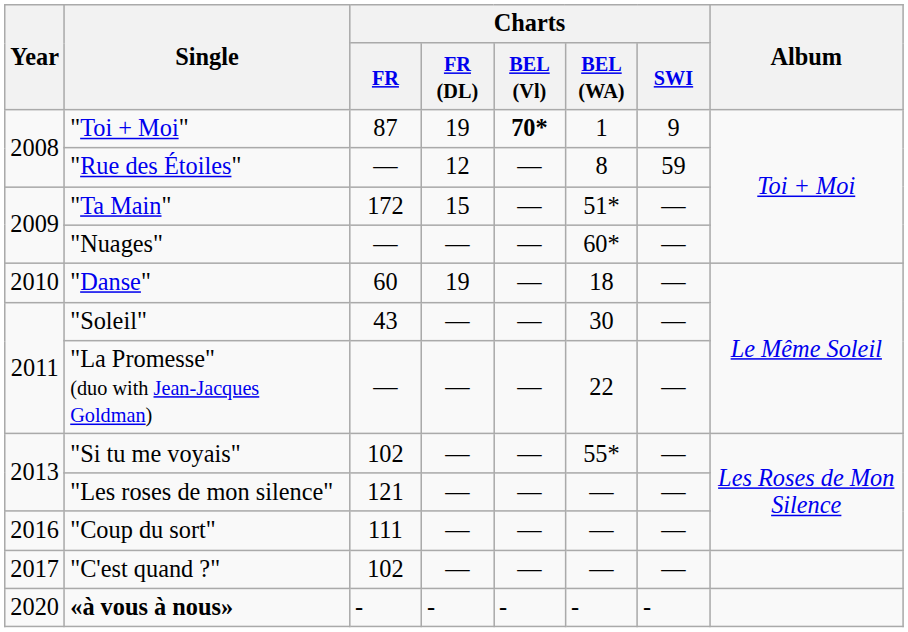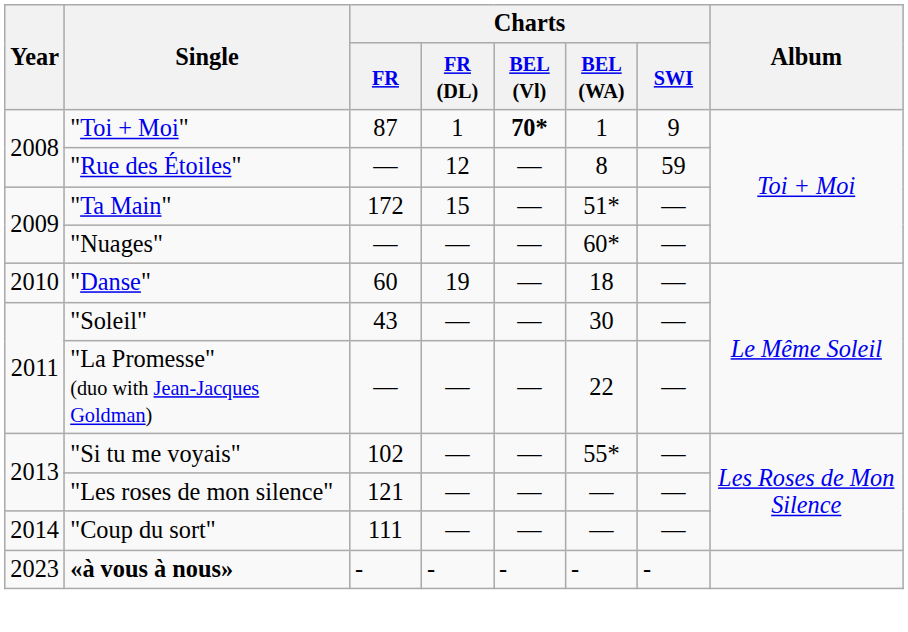(457, 128) 19 -> (457, 128) 1
(35, 530) 2016 -> (35, 530) 2014
- row: (145, 568)
(35, 607) 2020 -> (35, 568) 2023
